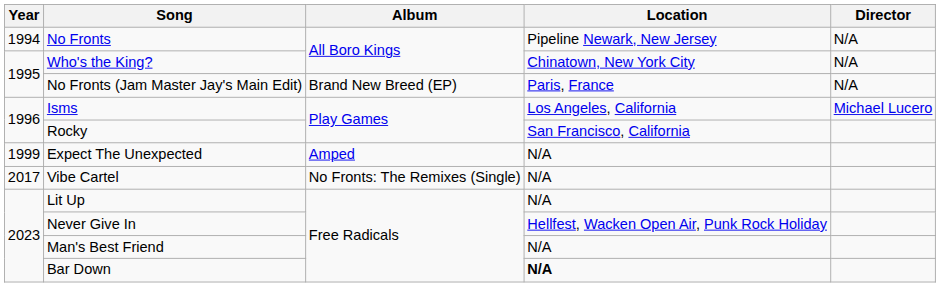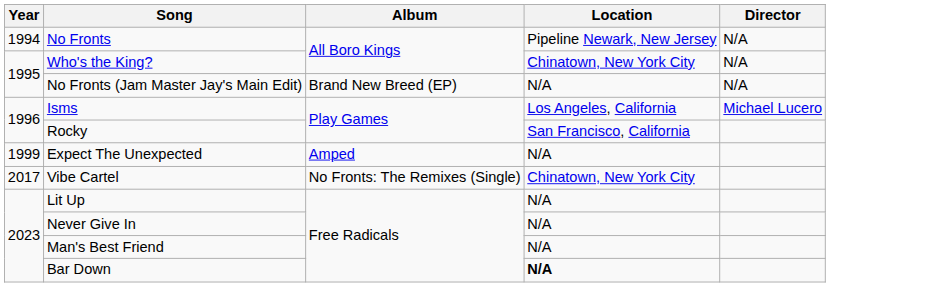(571, 85) Paris, France -> (539, 85) N/A
(539, 177) N/A -> (611, 177) Chinatown, New York City
(677, 223) Hellfest, Wacken Open Air, Punk Rock Holiday -> (539, 223) N/A
